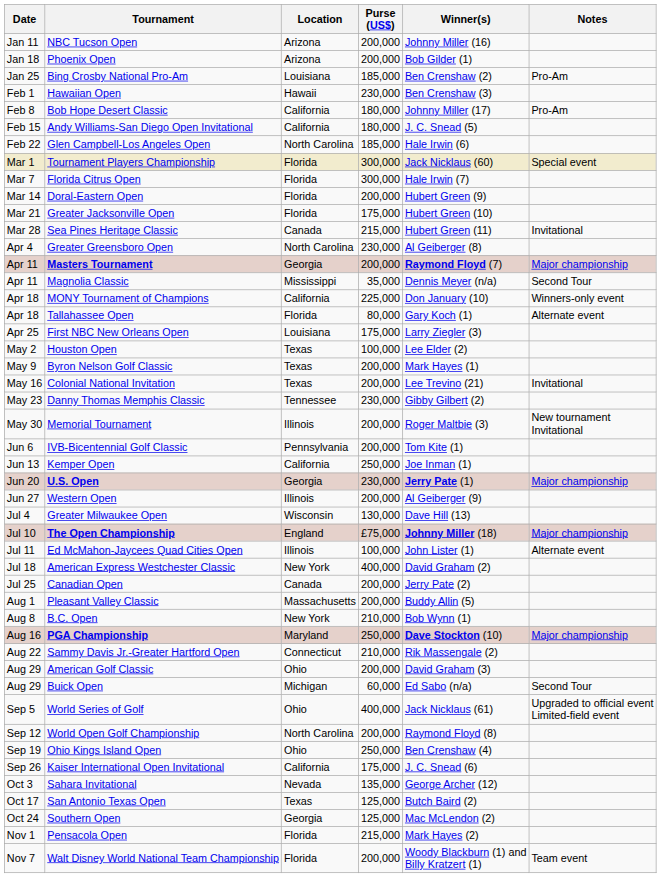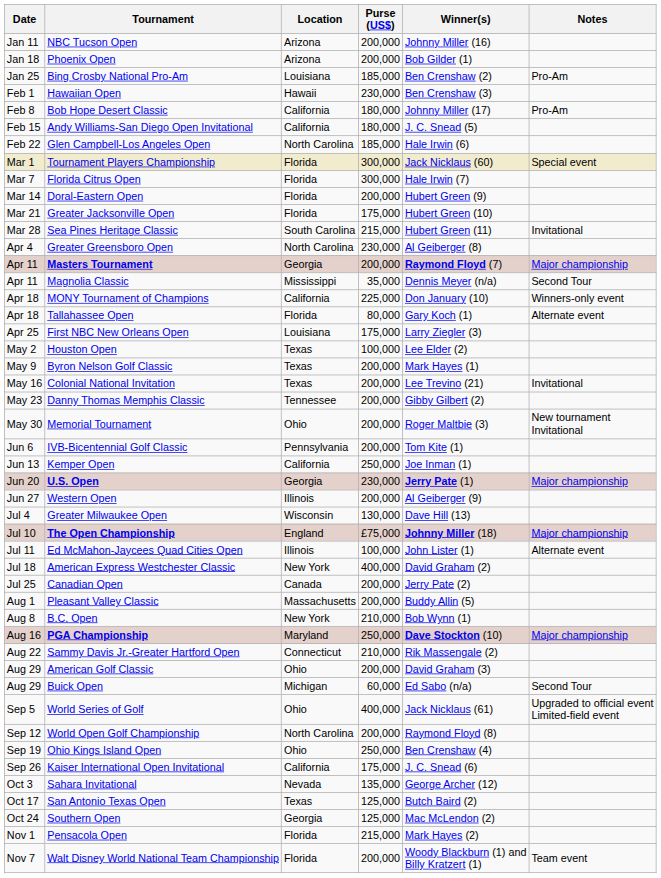(303, 230) Canada -> (320, 230) South Carolina
(380, 401) 230,000 -> (380, 401) 200,000
(299, 424) Illinois -> (295, 424) Ohio
